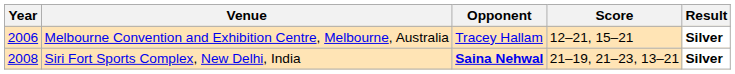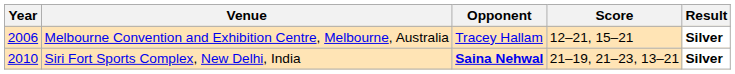(23, 59) 2008 -> (23, 59) 2010
